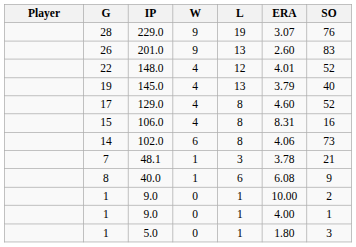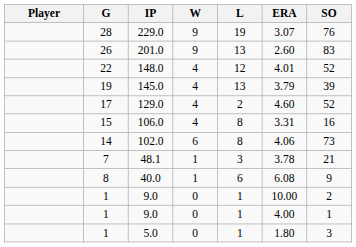(329, 86) 40 -> (329, 86) 39
(240, 104) 8 -> (240, 104) 2
(284, 123) 8.31 -> (284, 123) 3.31
